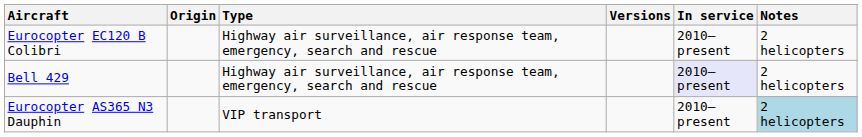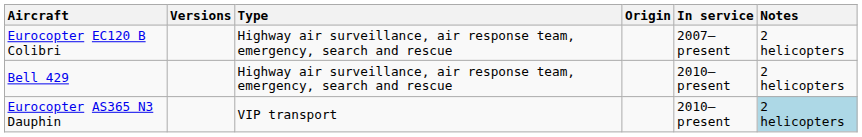columns swapped: (193, 15) <-> (640, 15)
(704, 43) 2010–present -> (704, 43) 2007–present
(704, 78) lavender background -> (704, 78) no background
